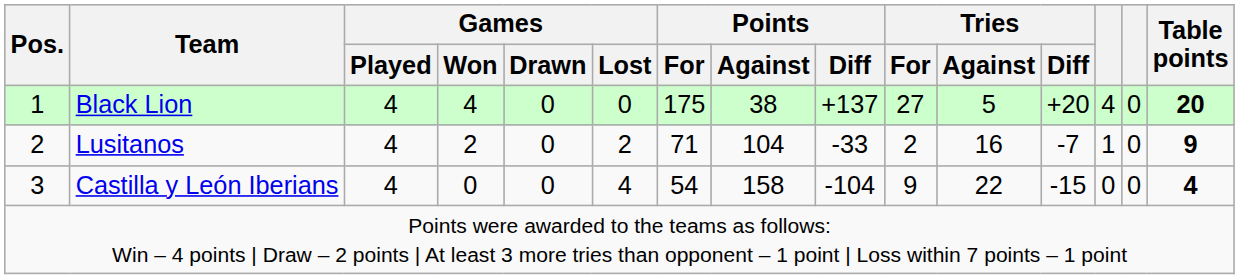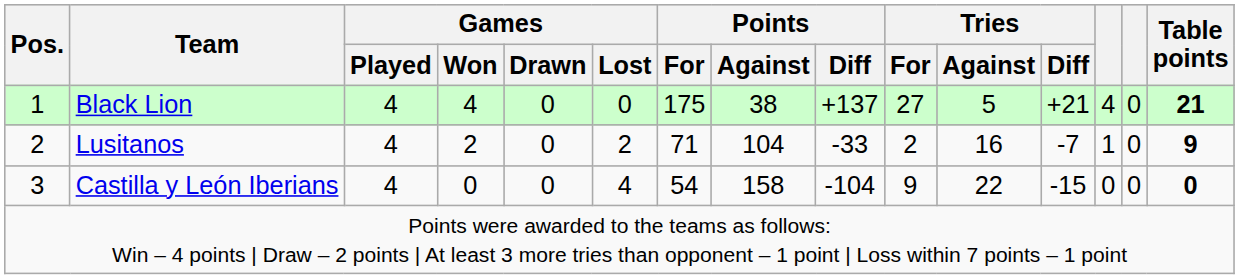(1068, 104) +20 -> (1068, 104) +21
(1191, 104) 20 -> (1191, 104) 21
(1191, 184) 4 -> (1191, 184) 0
